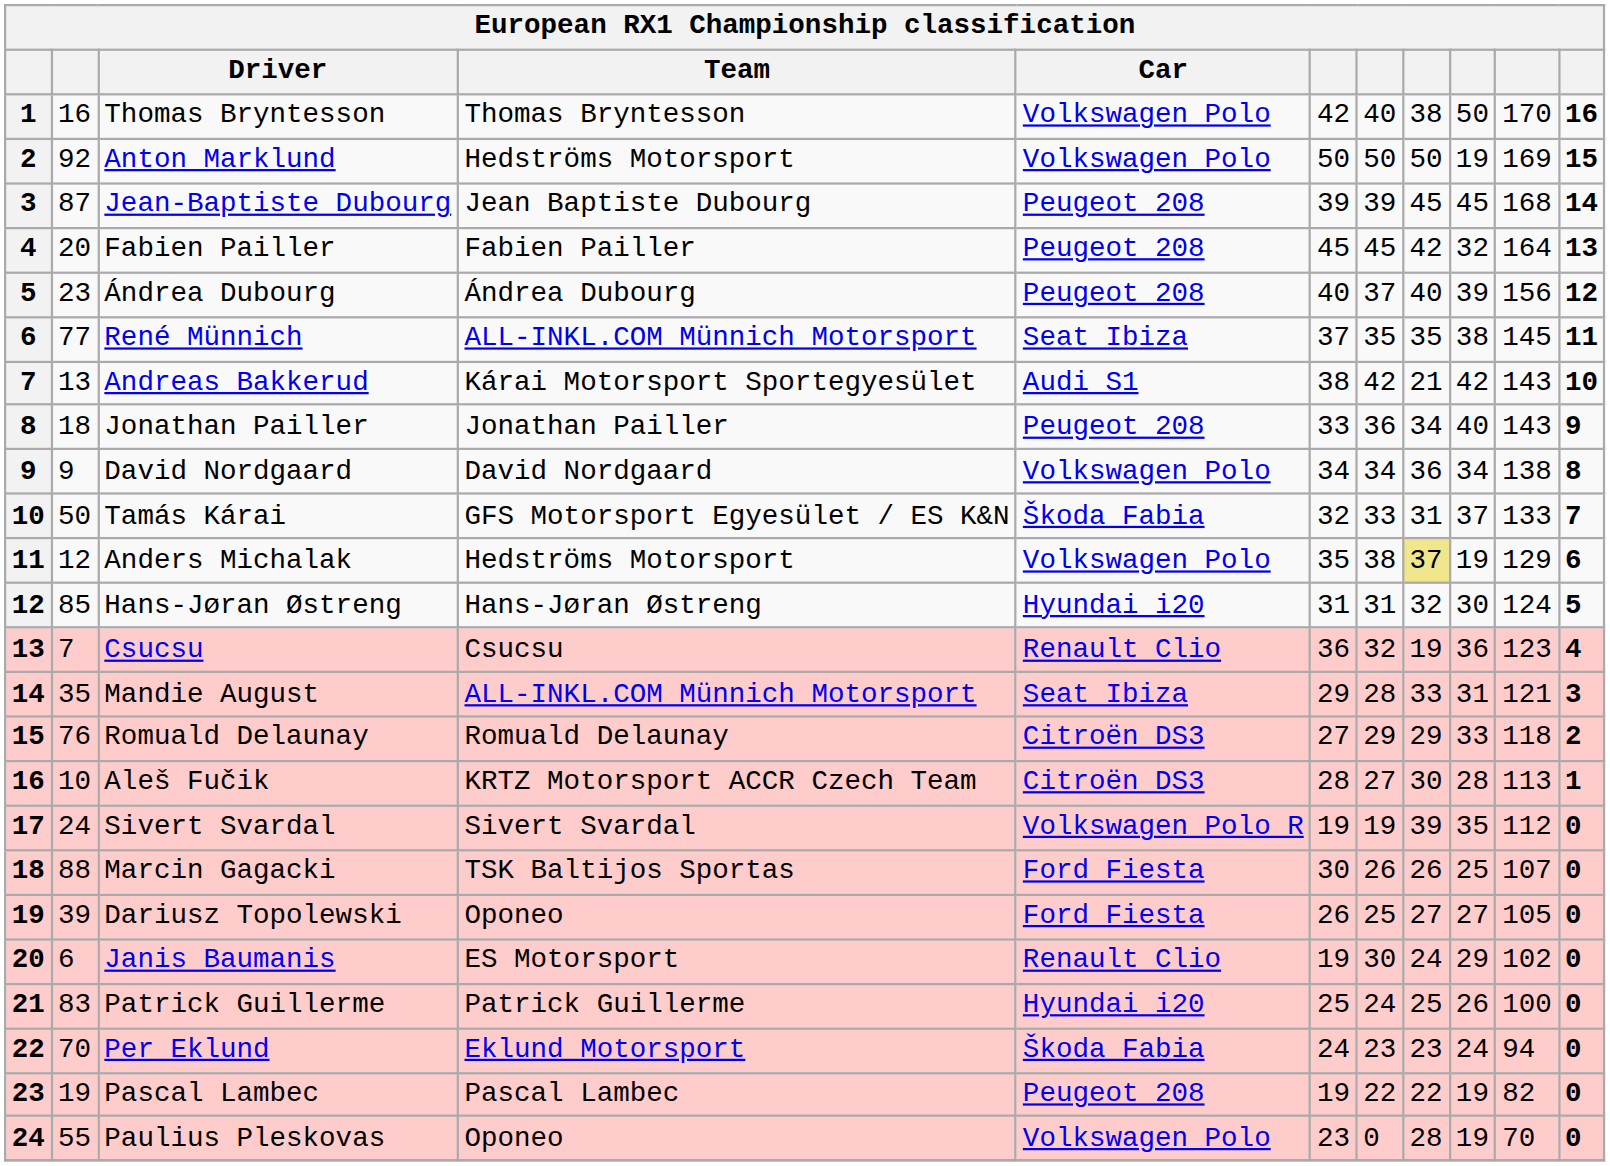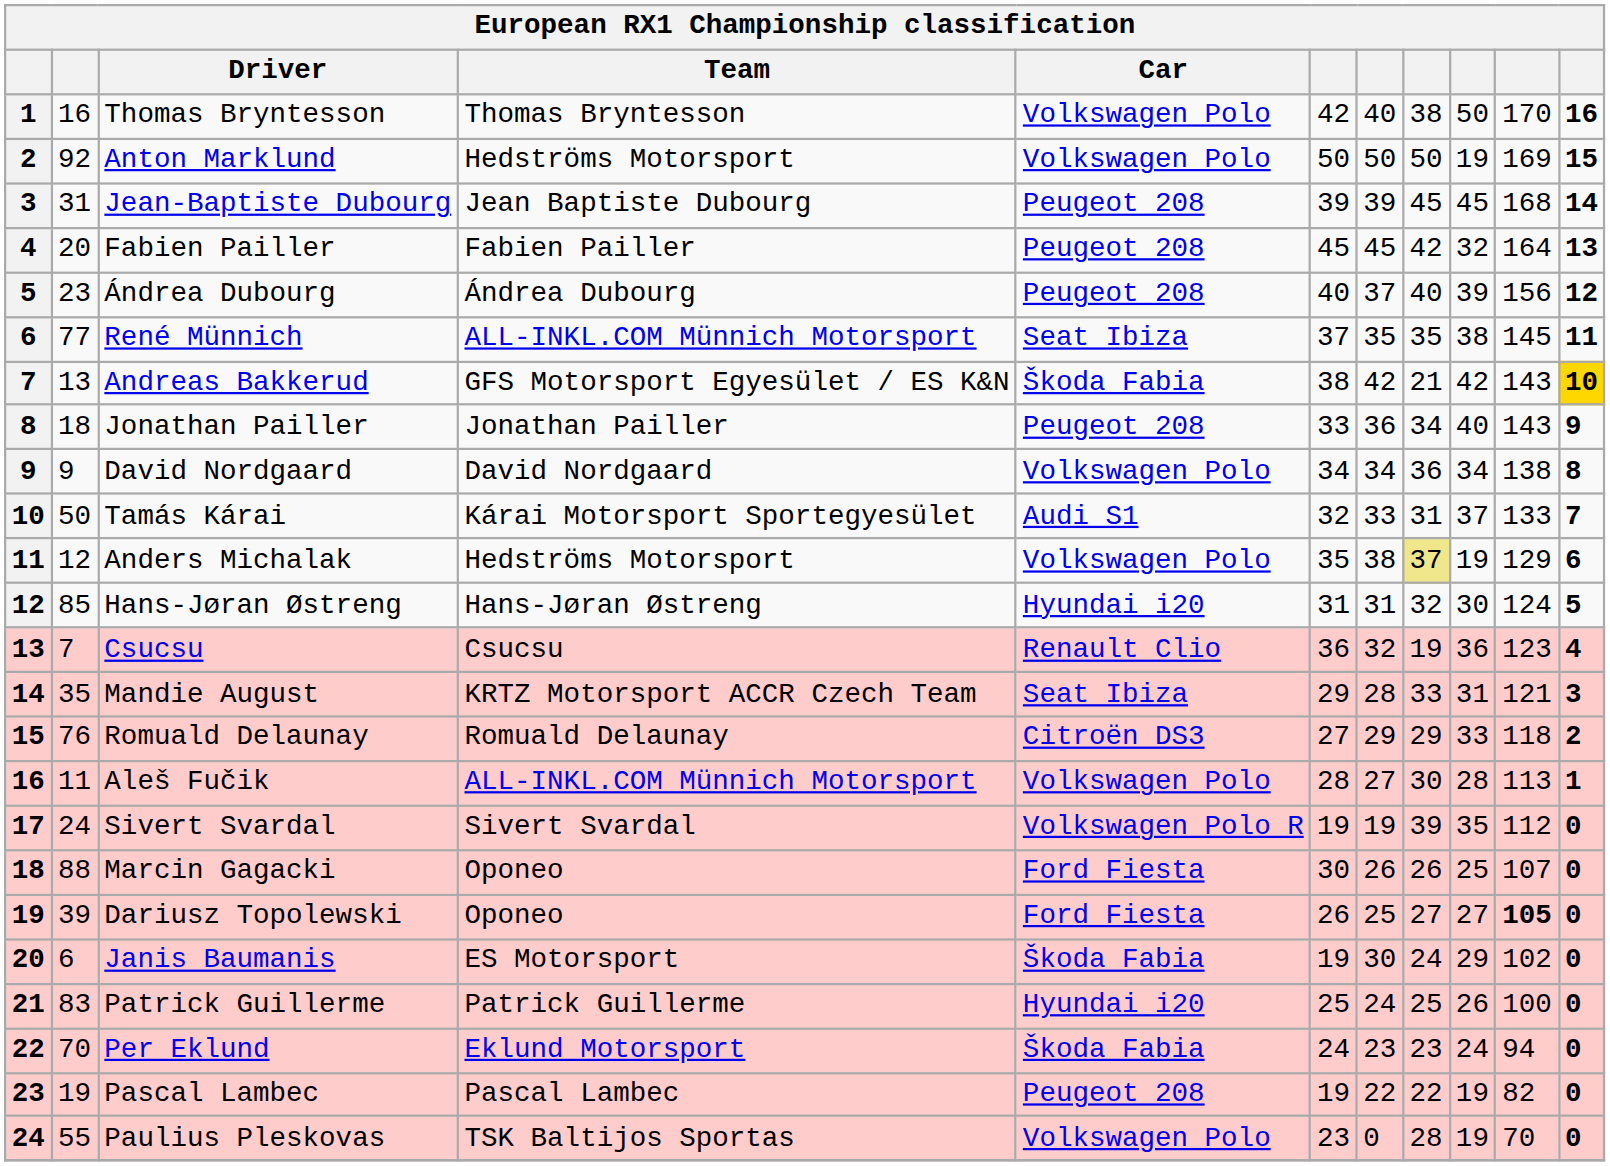(75, 206) 87 -> (75, 206) 31
(721, 383) Kárai Motorsport Sportegyesület -> (737, 383) GFS Motorsport Egyesület / ES K&N
(1081, 383) Audi S1 -> (1114, 383) Škoda Fabia
(1582, 383) no background -> (1582, 383) gold background
(737, 517) GFS Motorsport Egyesület / ES K&N -> (721, 517) Kárai Motorsport Sportegyesület
(1114, 517) Škoda Fabia -> (1081, 517) Audi S1
(721, 695) ALL-INKL.COM Münnich Motorsport -> (721, 695) KRTZ Motorsport ACCR Czech Team
(75, 784) 10 -> (75, 784) 11
(721, 784) KRTZ Motorsport ACCR Czech Team -> (721, 784) ALL-INKL.COM Münnich Motorsport
(1114, 784) Citroën DS3 -> (1147, 784) Volkswagen Polo
(630, 872) TSK Baltijos Sportas -> (514, 872) Oponeo
(1527, 917) normal -> (1527, 917) bold
(1122, 961) Renault Clio -> (1114, 961) Škoda Fabia
(514, 1139) Oponeo -> (630, 1139) TSK Baltijos Sportas
